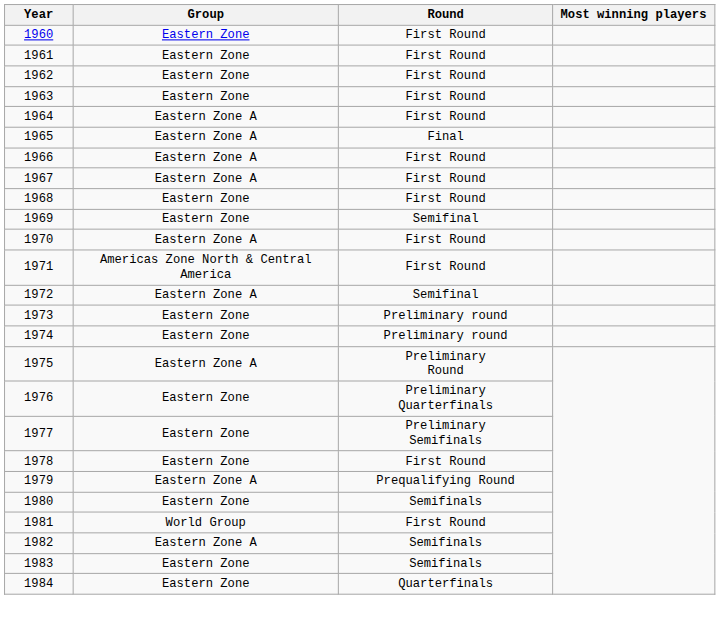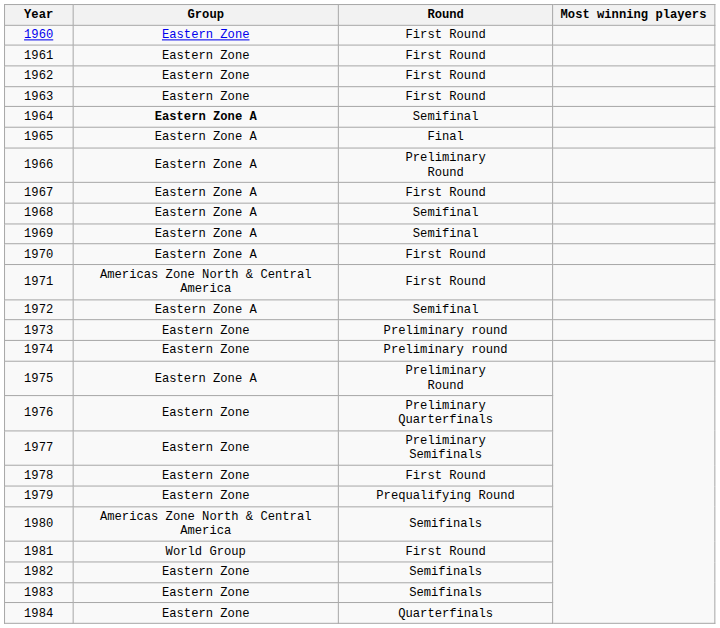(206, 117) normal -> (206, 117) bold
(446, 117) First Round -> (446, 117) Semifinal
(446, 158) First Round -> (446, 165) Preliminary Round
(206, 198) Eastern Zone -> (206, 213) Eastern Zone A
(446, 198) First Round -> (446, 213) Semifinal
(206, 219) Eastern Zone -> (206, 233) Eastern Zone A
(206, 482) Eastern Zone A -> (206, 496) Eastern Zone
(206, 502) Eastern Zone -> (206, 524) Americas Zone North & Central America
(206, 543) Eastern Zone A -> (206, 572) Eastern Zone
